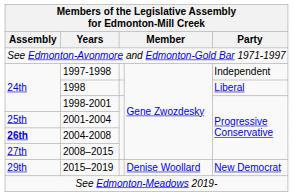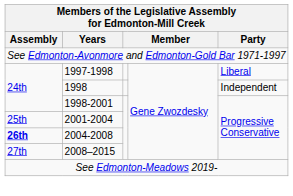(242, 71) Independent -> (236, 71) Liberal
(229, 87) Liberal -> (249, 87) Independent
- row: (88, 167)
